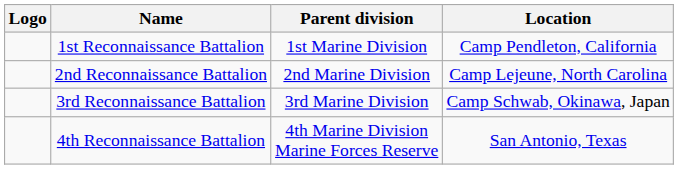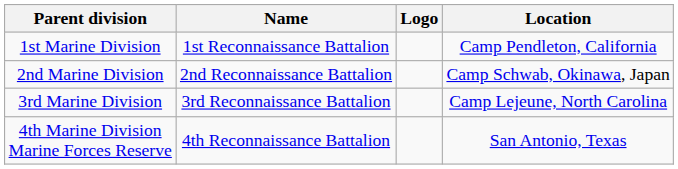columns swapped: (28, 18) <-> (357, 18)
(558, 74) Camp Lejeune, North Carolina -> (558, 74) Camp Schwab, Okinawa, Japan
(558, 102) Camp Schwab, Okinawa, Japan -> (558, 102) Camp Lejeune, North Carolina
